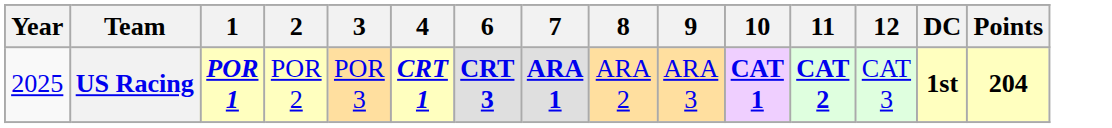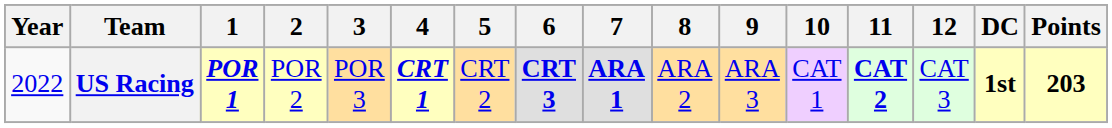+ column: (485, 25)
(37, 84) 2025 -> (37, 84) 2022
(757, 84) bold -> (817, 84) normal
(1008, 84) 204 -> (1066, 84) 203
